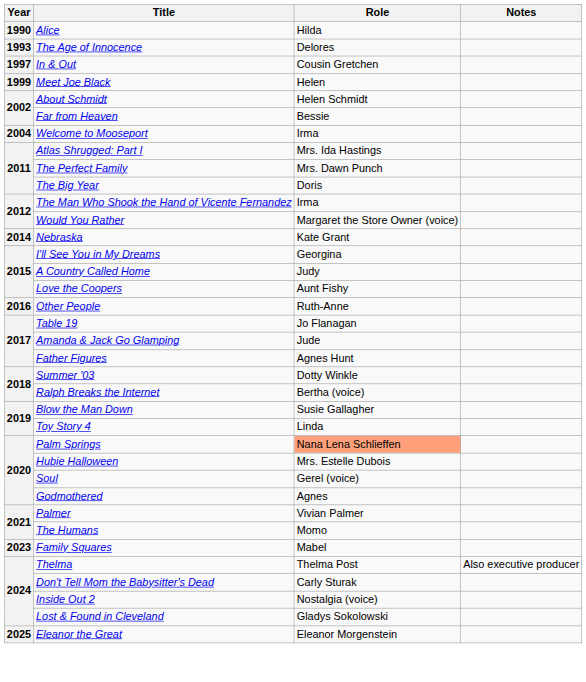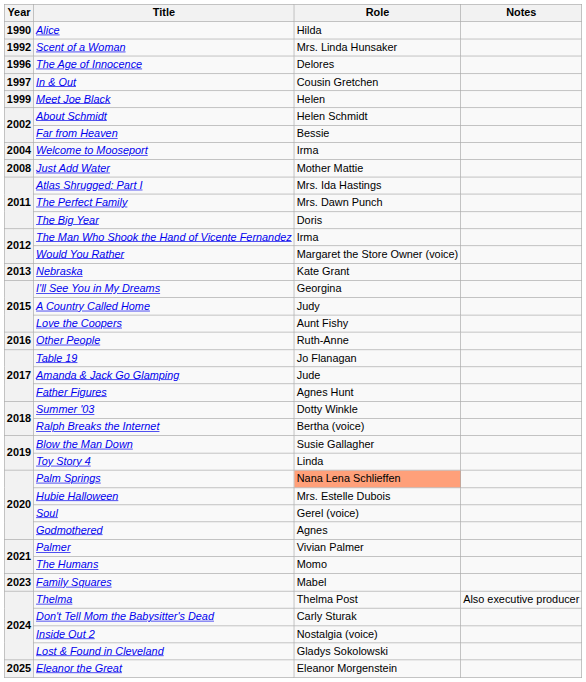+ row: (81, 47)
(19, 47) 1993 -> (19, 64) 1996
+ row: (73, 168)
(19, 237) 2014 -> (19, 271) 2013
